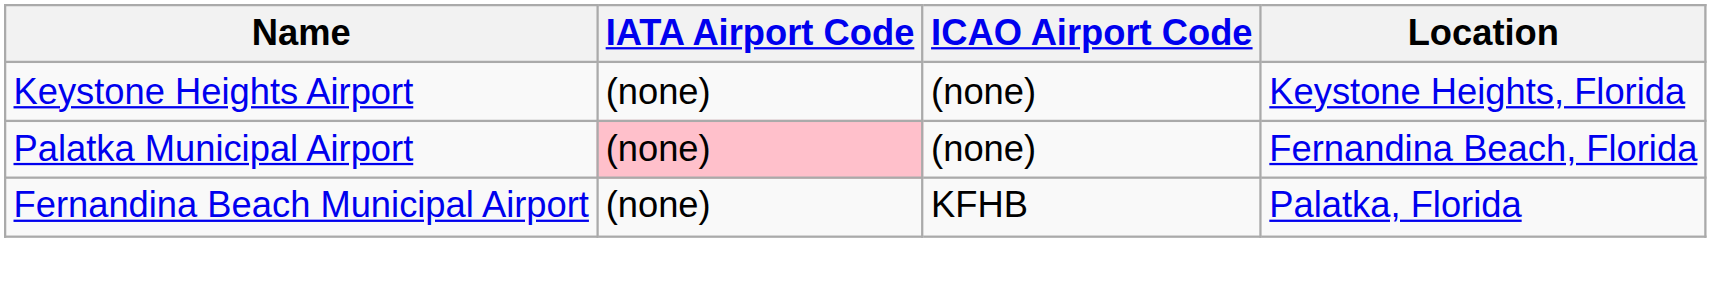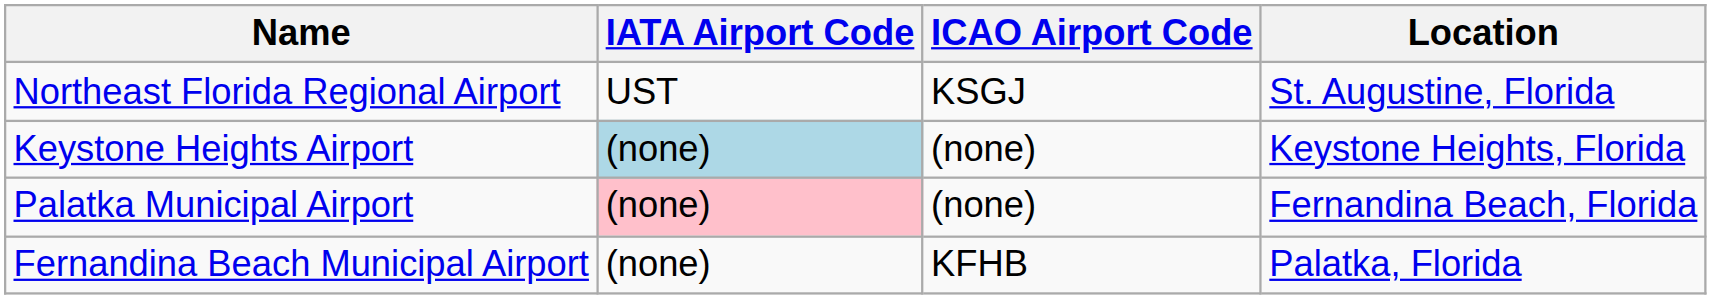+ row: (287, 90)
(658, 90) no background -> (658, 148) lightblue background
